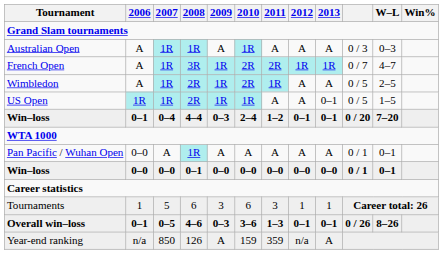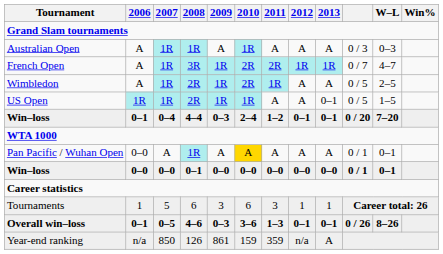(248, 153) no background -> (248, 153) gold background
(221, 240) A -> (221, 240) 861
